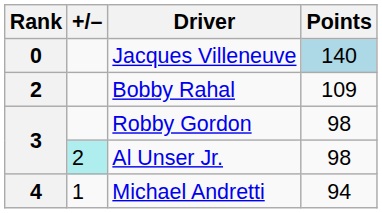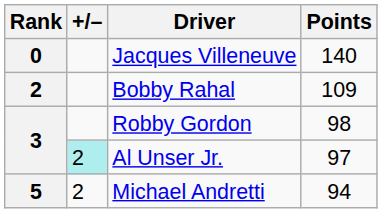(339, 56) lightblue background -> (339, 56) no background
(339, 158) 98 -> (339, 158) 97
(36, 191) 4 -> (36, 191) 5
(78, 191) 1 -> (78, 191) 2
